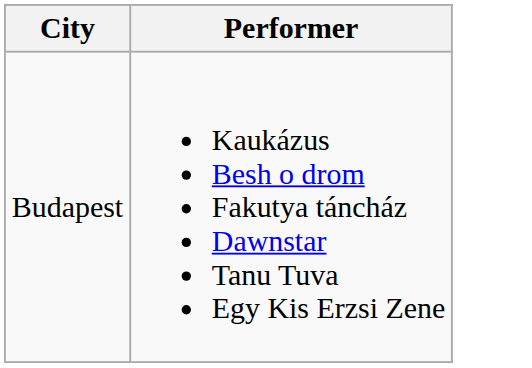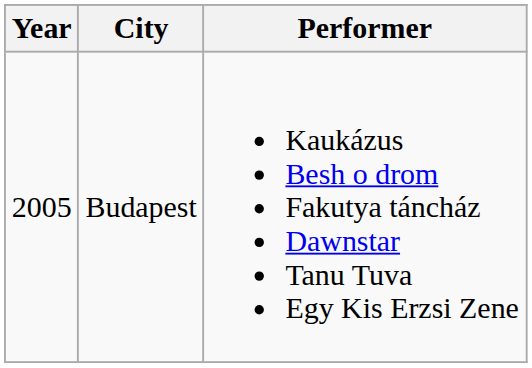+ column: (42, 28)
